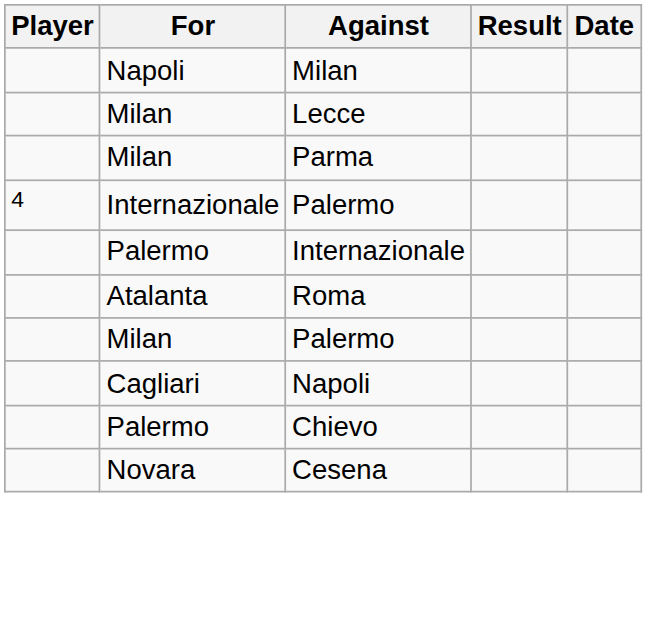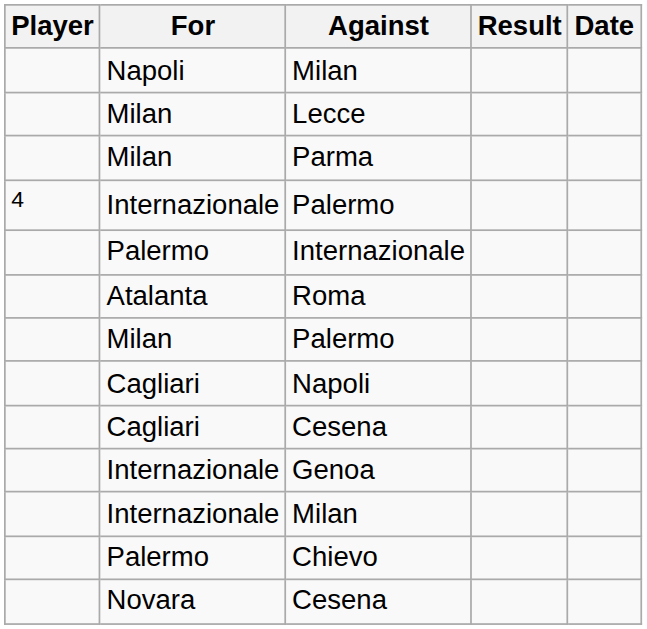+ row: (153, 426)
+ row: (193, 470)
+ row: (193, 513)
